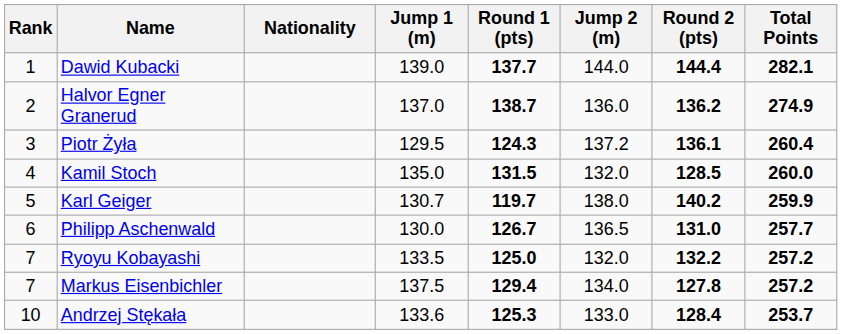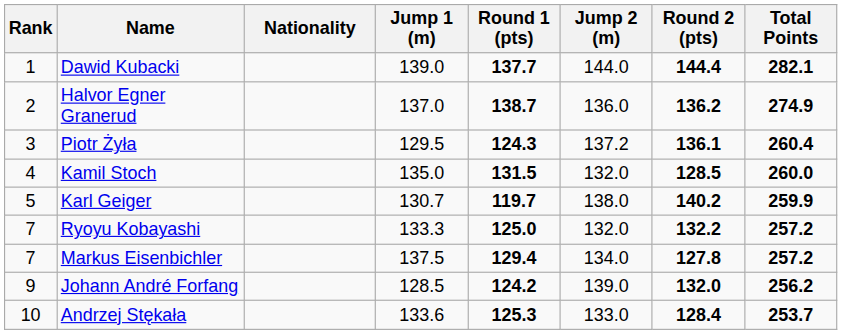- row: (138, 229)
(422, 257) 133.5 -> (422, 229) 133.3
+ row: (149, 286)
